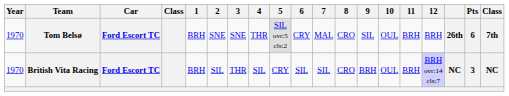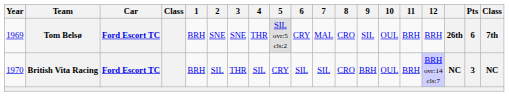(15, 35) 1970 -> (15, 35) 1969
